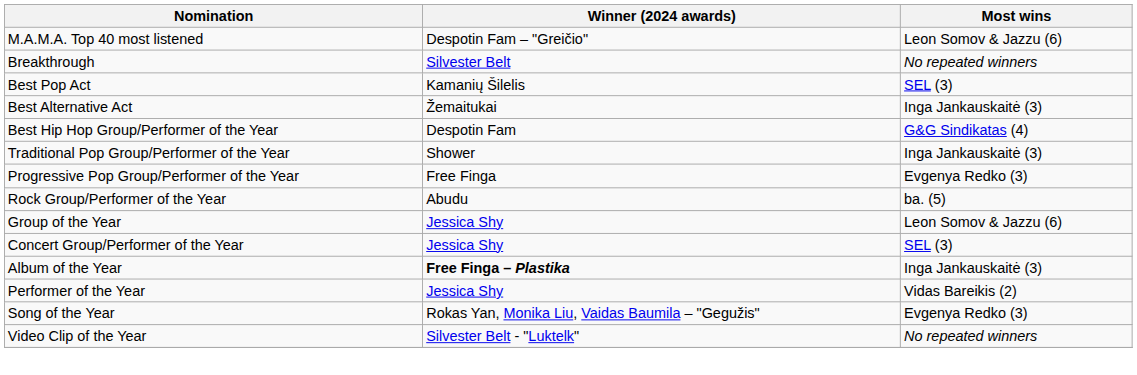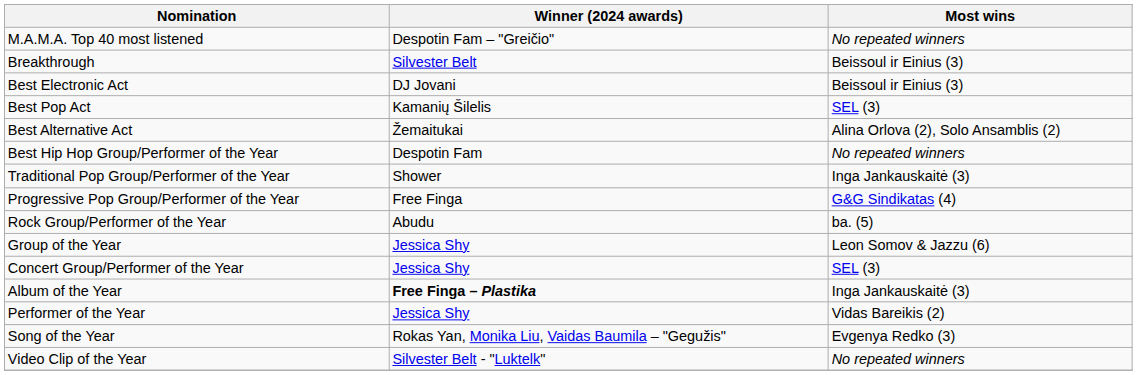(983, 39) Leon Somov & Jazzu (6) -> (898, 39) No repeated winners
(971, 62) No repeated winners -> (897, 62) Beissoul ir Einius (3)
+ row: (68, 85)
(973, 108) Inga Jankauskaitė (3) -> (946, 130) Alina Orlova (2), Solo Ansamblis (2)
(966, 130) G&G Sindikatas (4) -> (898, 153) No repeated winners
(966, 176) Evgenya Redko (3) -> (894, 199) G&G Sindikatas (4)
